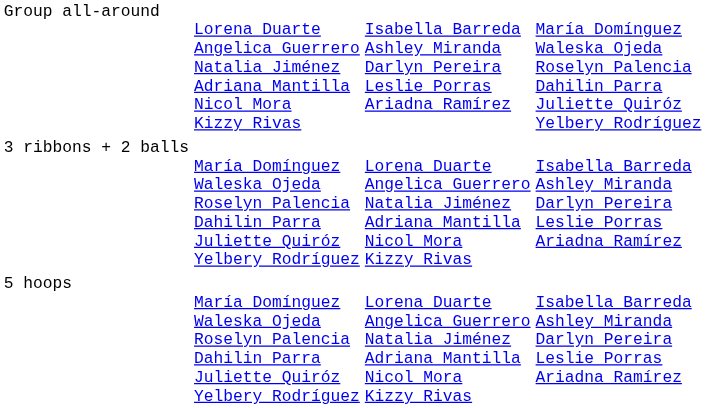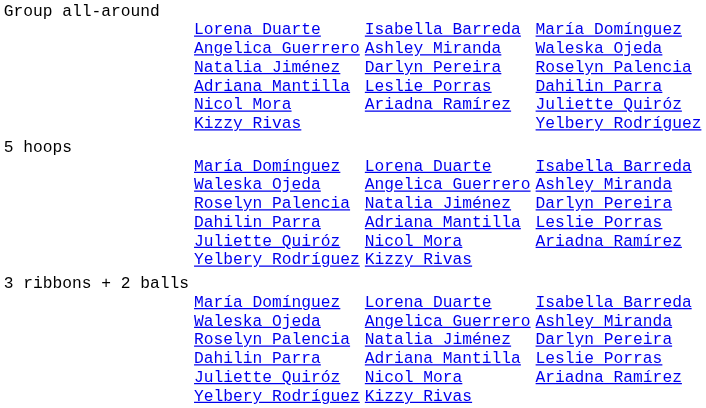rows swapped: (38, 284) <-> (96, 147)
